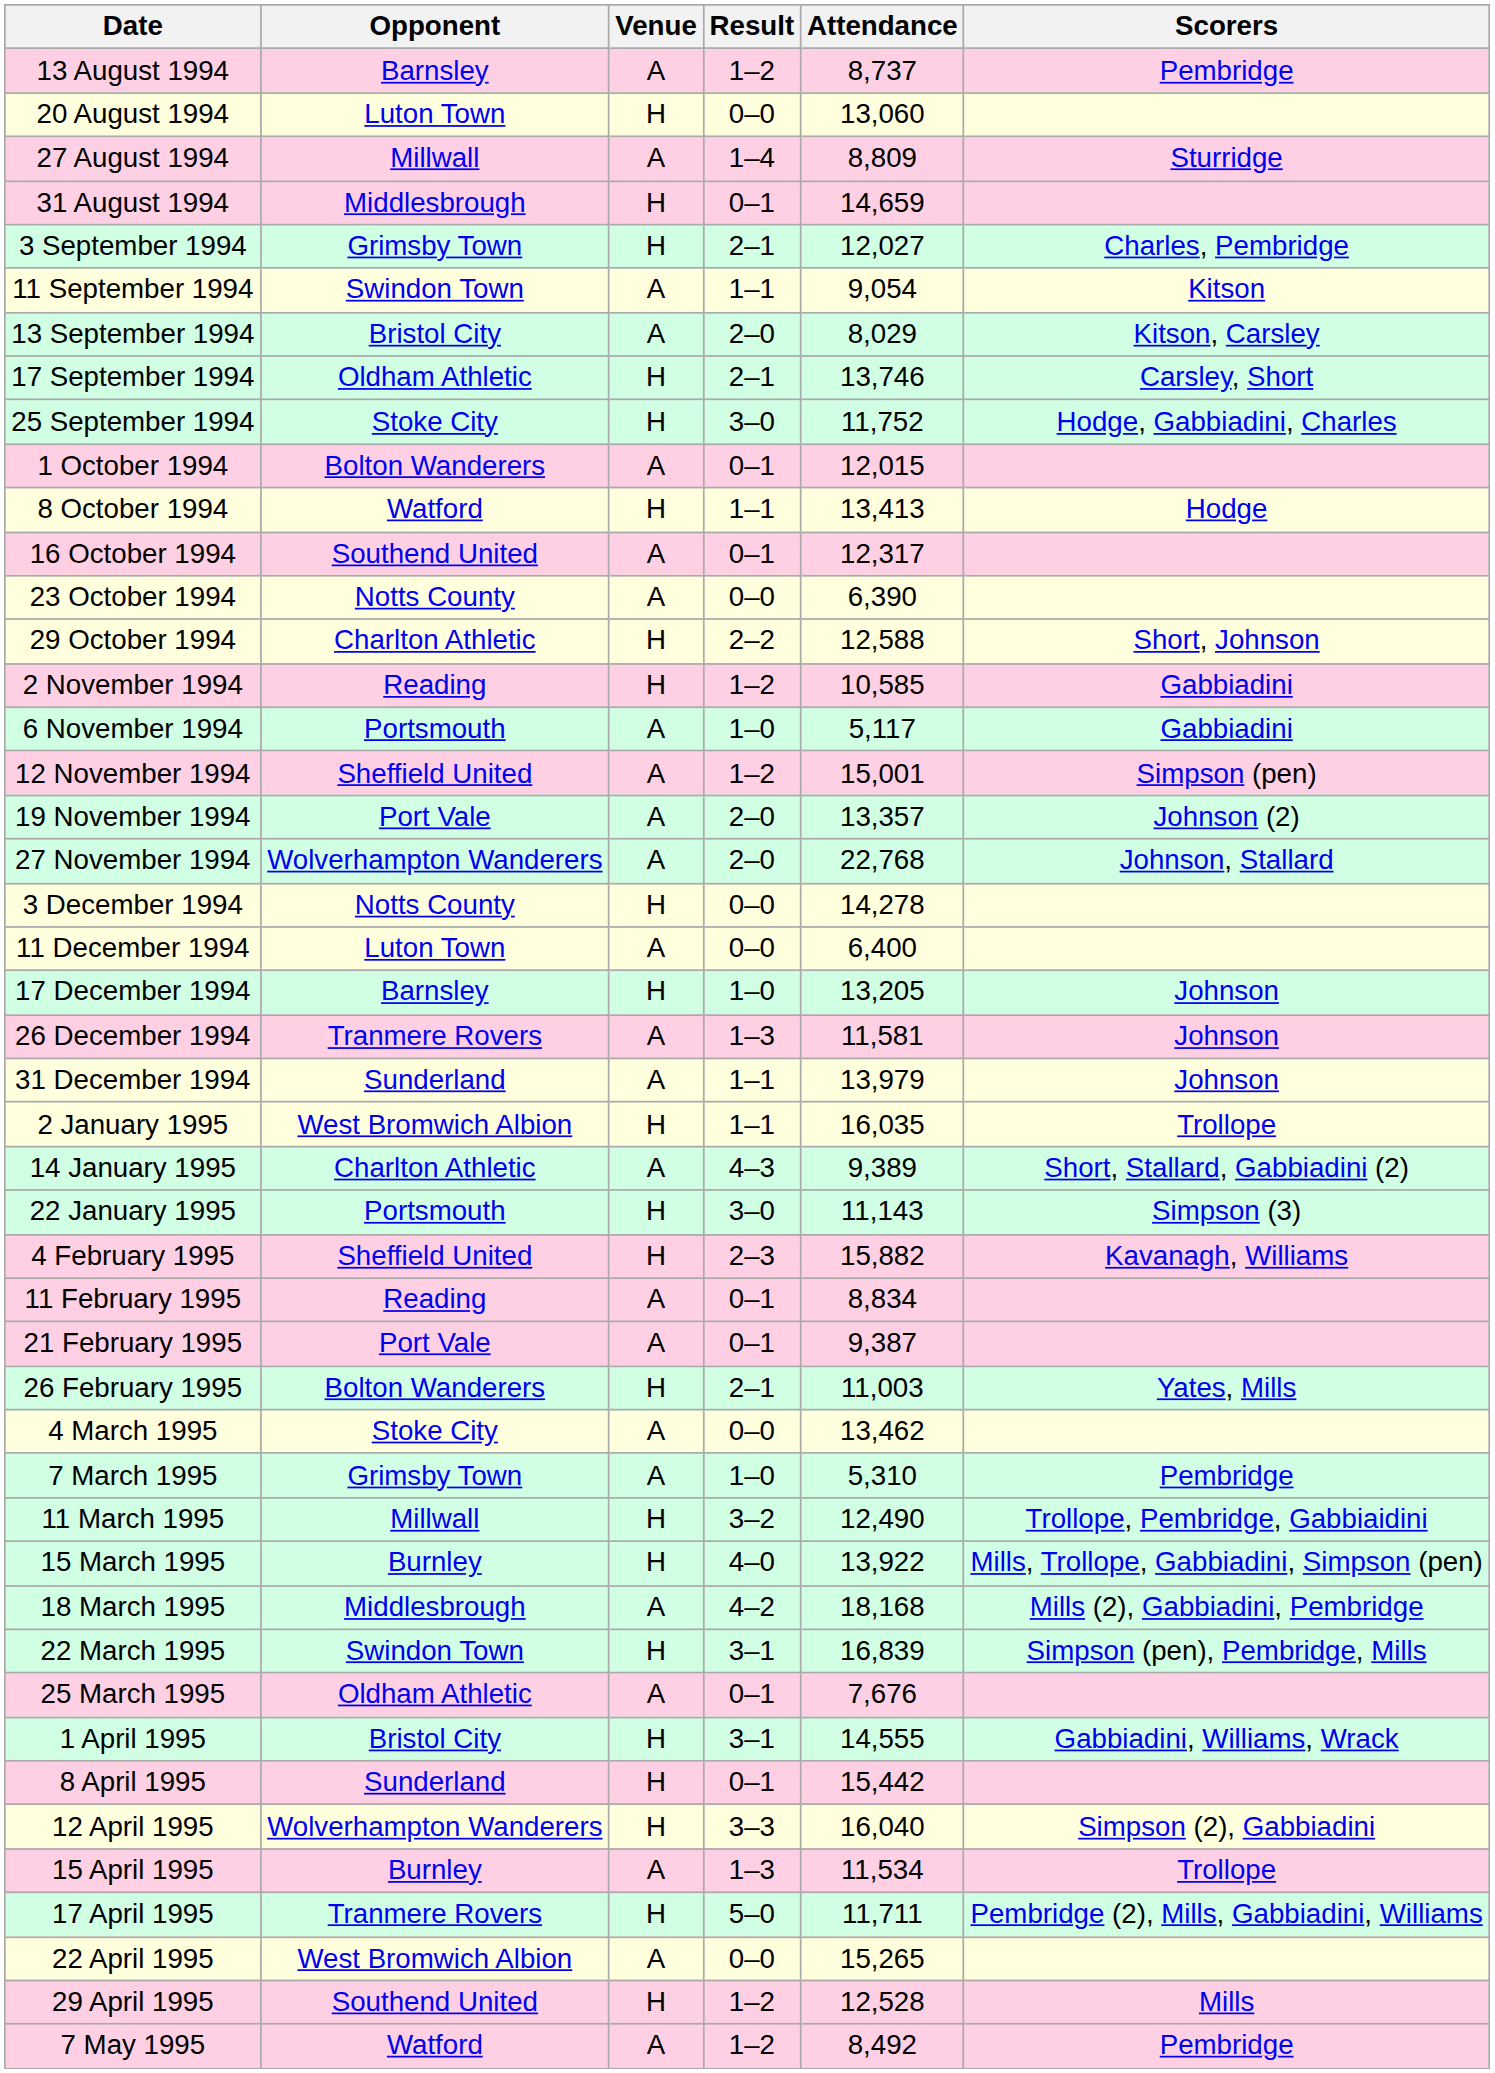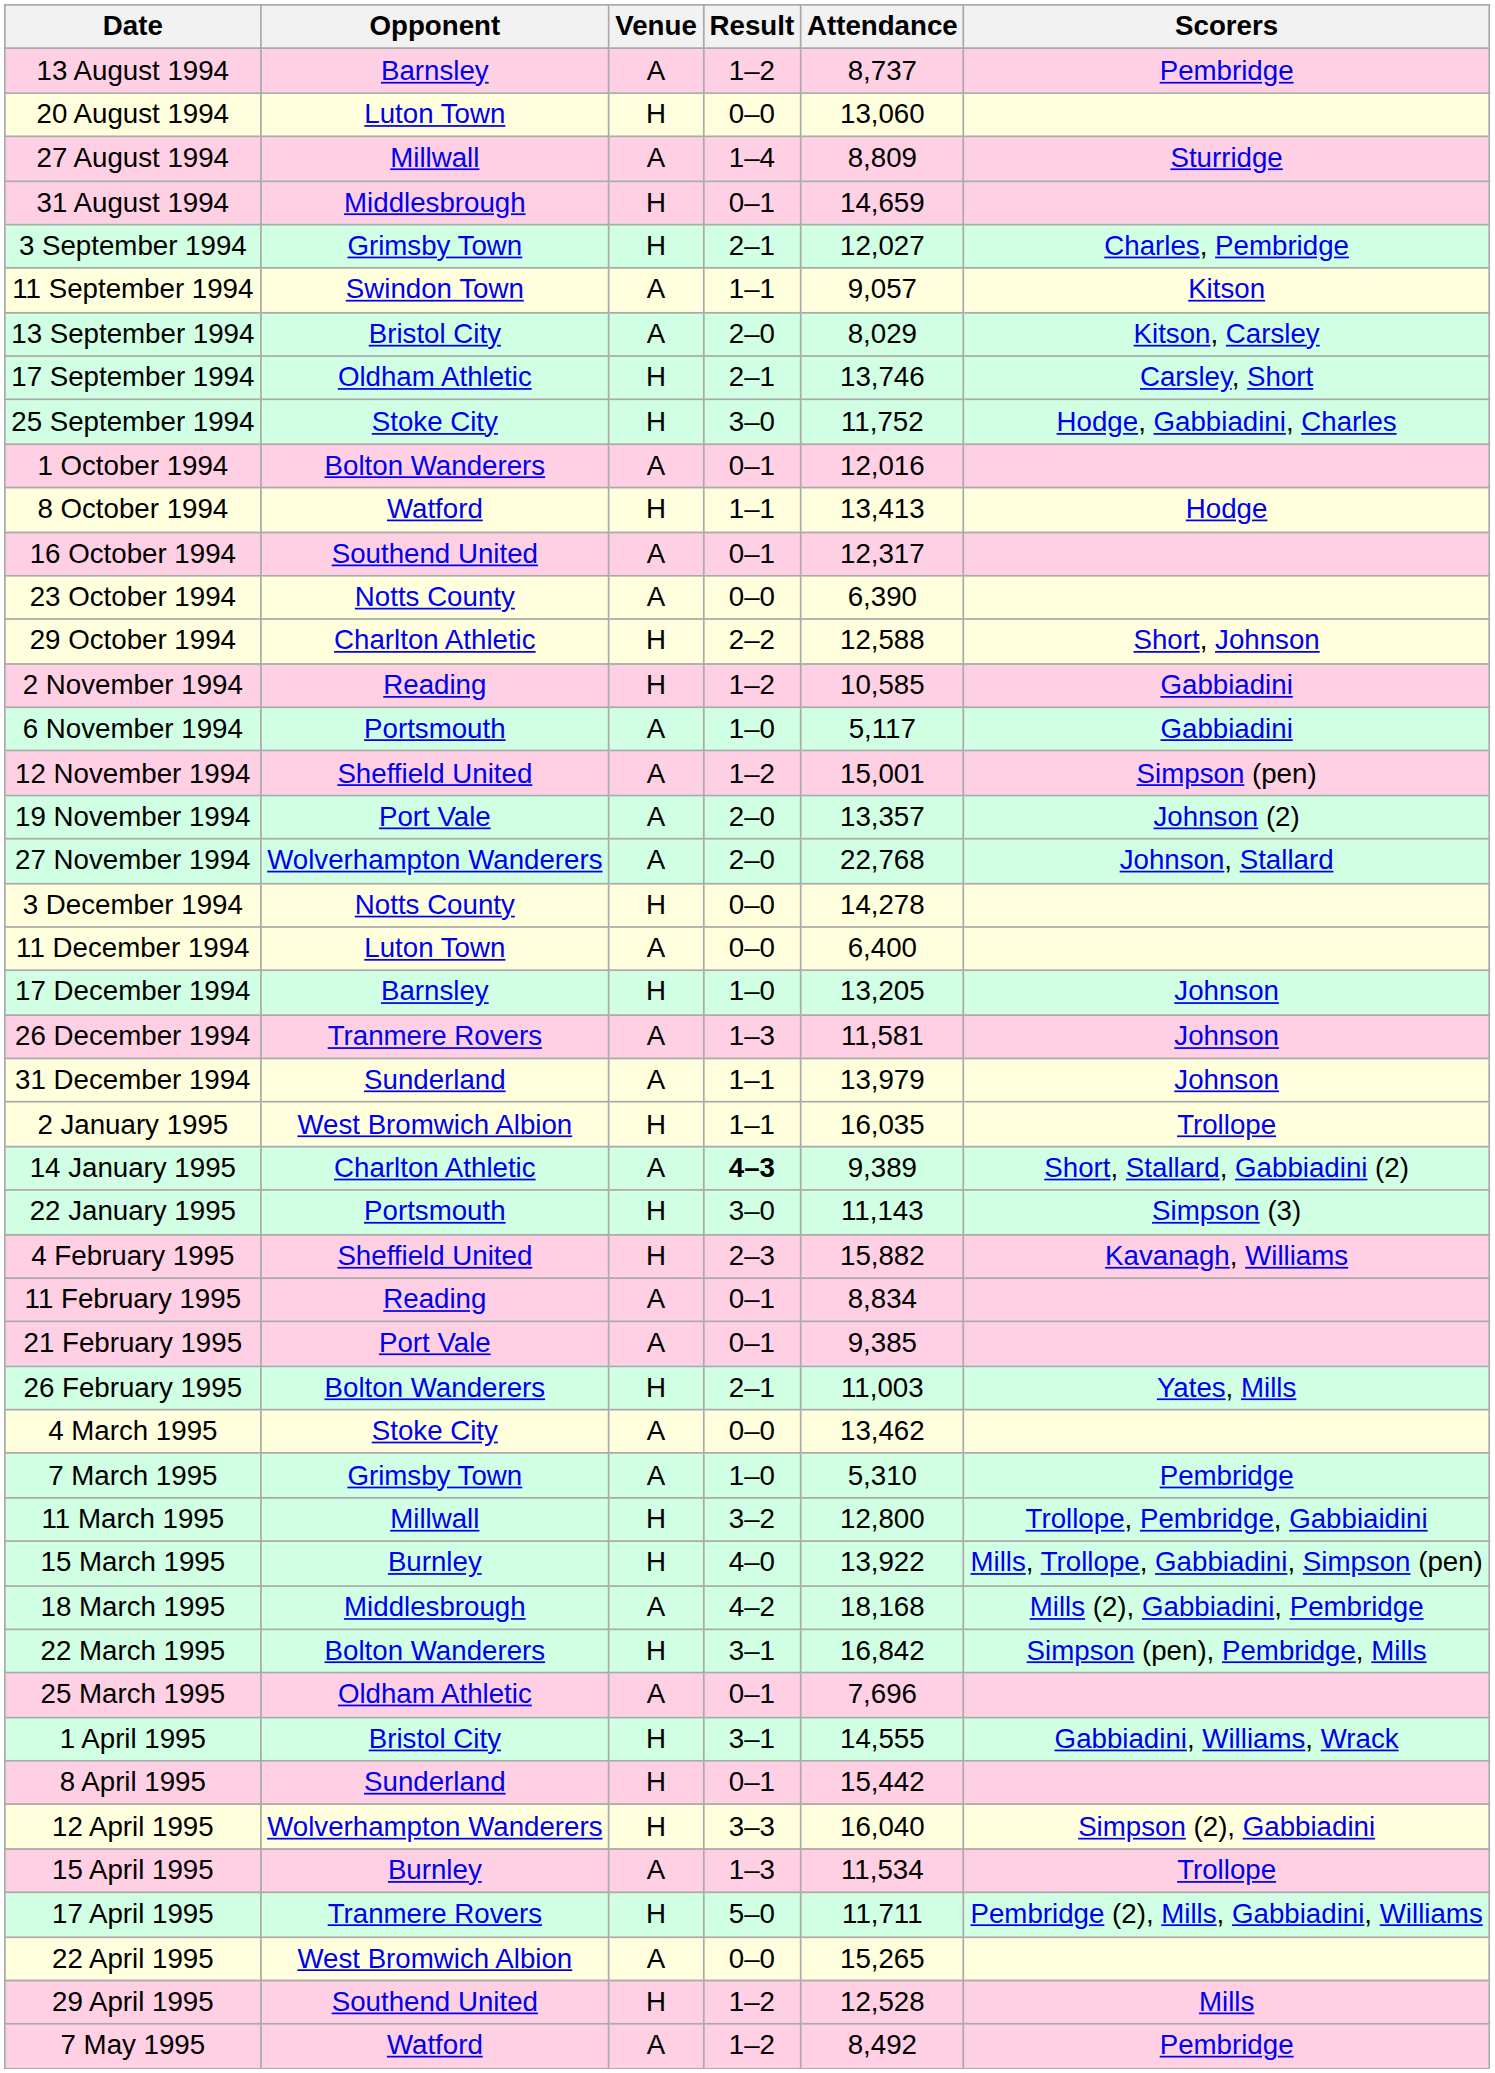(882, 289) 9,054 -> (882, 289) 9,057
(882, 465) 12,015 -> (882, 465) 12,016
(752, 1167) normal -> (752, 1167) bold
(882, 1343) 9,387 -> (882, 1343) 9,385
(882, 1519) 12,490 -> (882, 1519) 12,800
(435, 1650) Swindon Town -> (435, 1650) Bolton Wanderers
(882, 1650) 16,839 -> (882, 1650) 16,842
(882, 1694) 7,676 -> (882, 1694) 7,696
